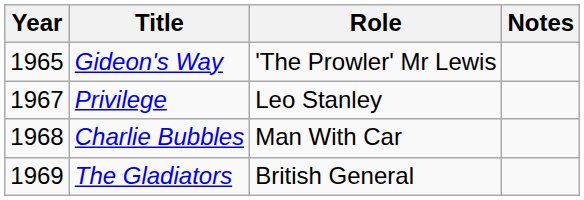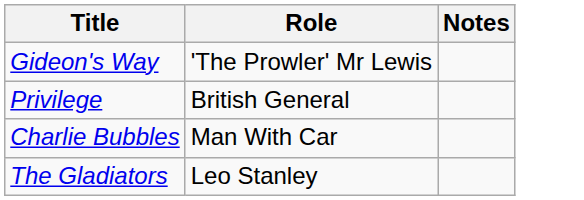- column: (37, 23)
(319, 99) Leo Stanley -> (270, 99) British General
(335, 175) British General -> (254, 175) Leo Stanley
